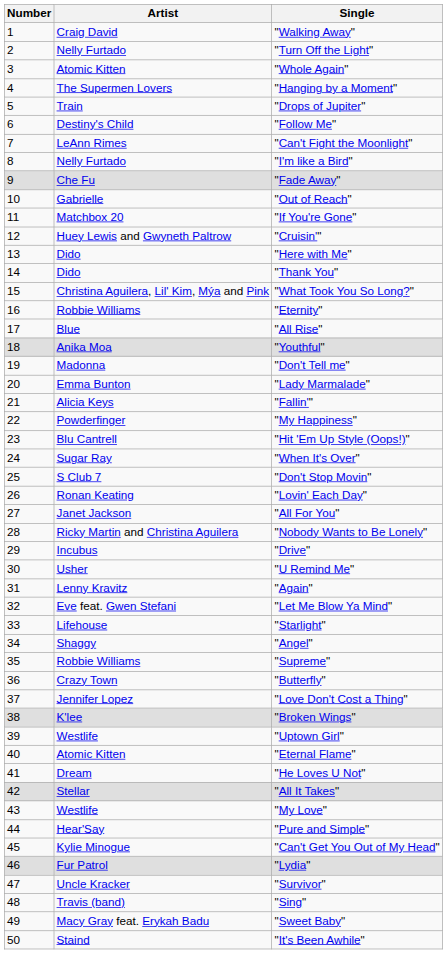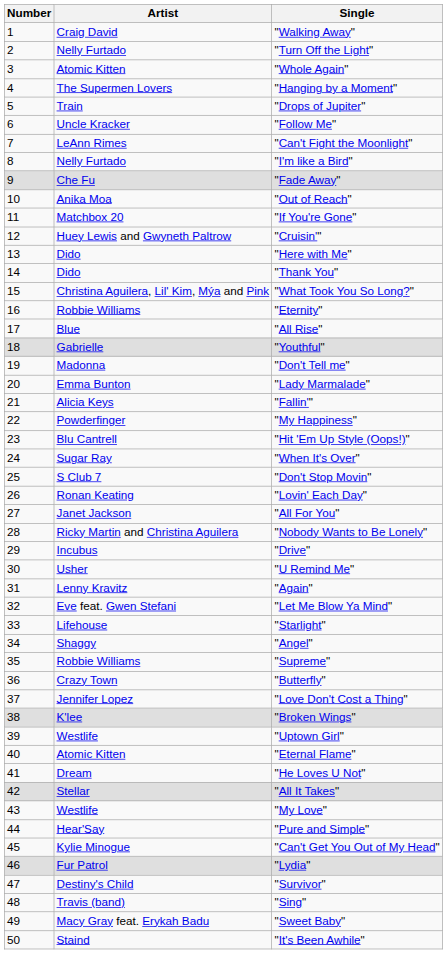(95, 124) Destiny's Child -> (93, 124) Uncle Kracker
(80, 198) Gabrielle -> (84, 198) Anika Moa
(84, 347) Anika Moa -> (80, 347) Gabrielle
(93, 884) Uncle Kracker -> (95, 884) Destiny's Child
